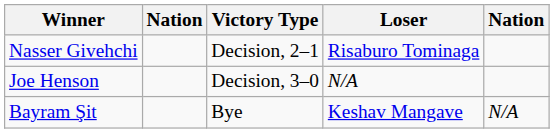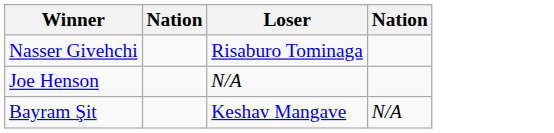- column: (265, 19)
